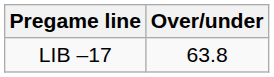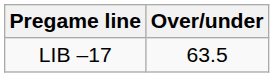(207, 54) 63.8 -> (207, 54) 63.5
